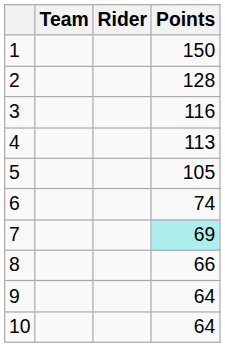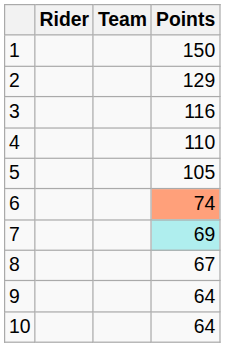columns swapped: (122, 19) <-> (64, 19)
(199, 81) 128 -> (199, 81) 129
(200, 142) 113 -> (200, 142) 110
(204, 204) no background -> (204, 204) lightsalmon background
(204, 265) 66 -> (204, 265) 67
